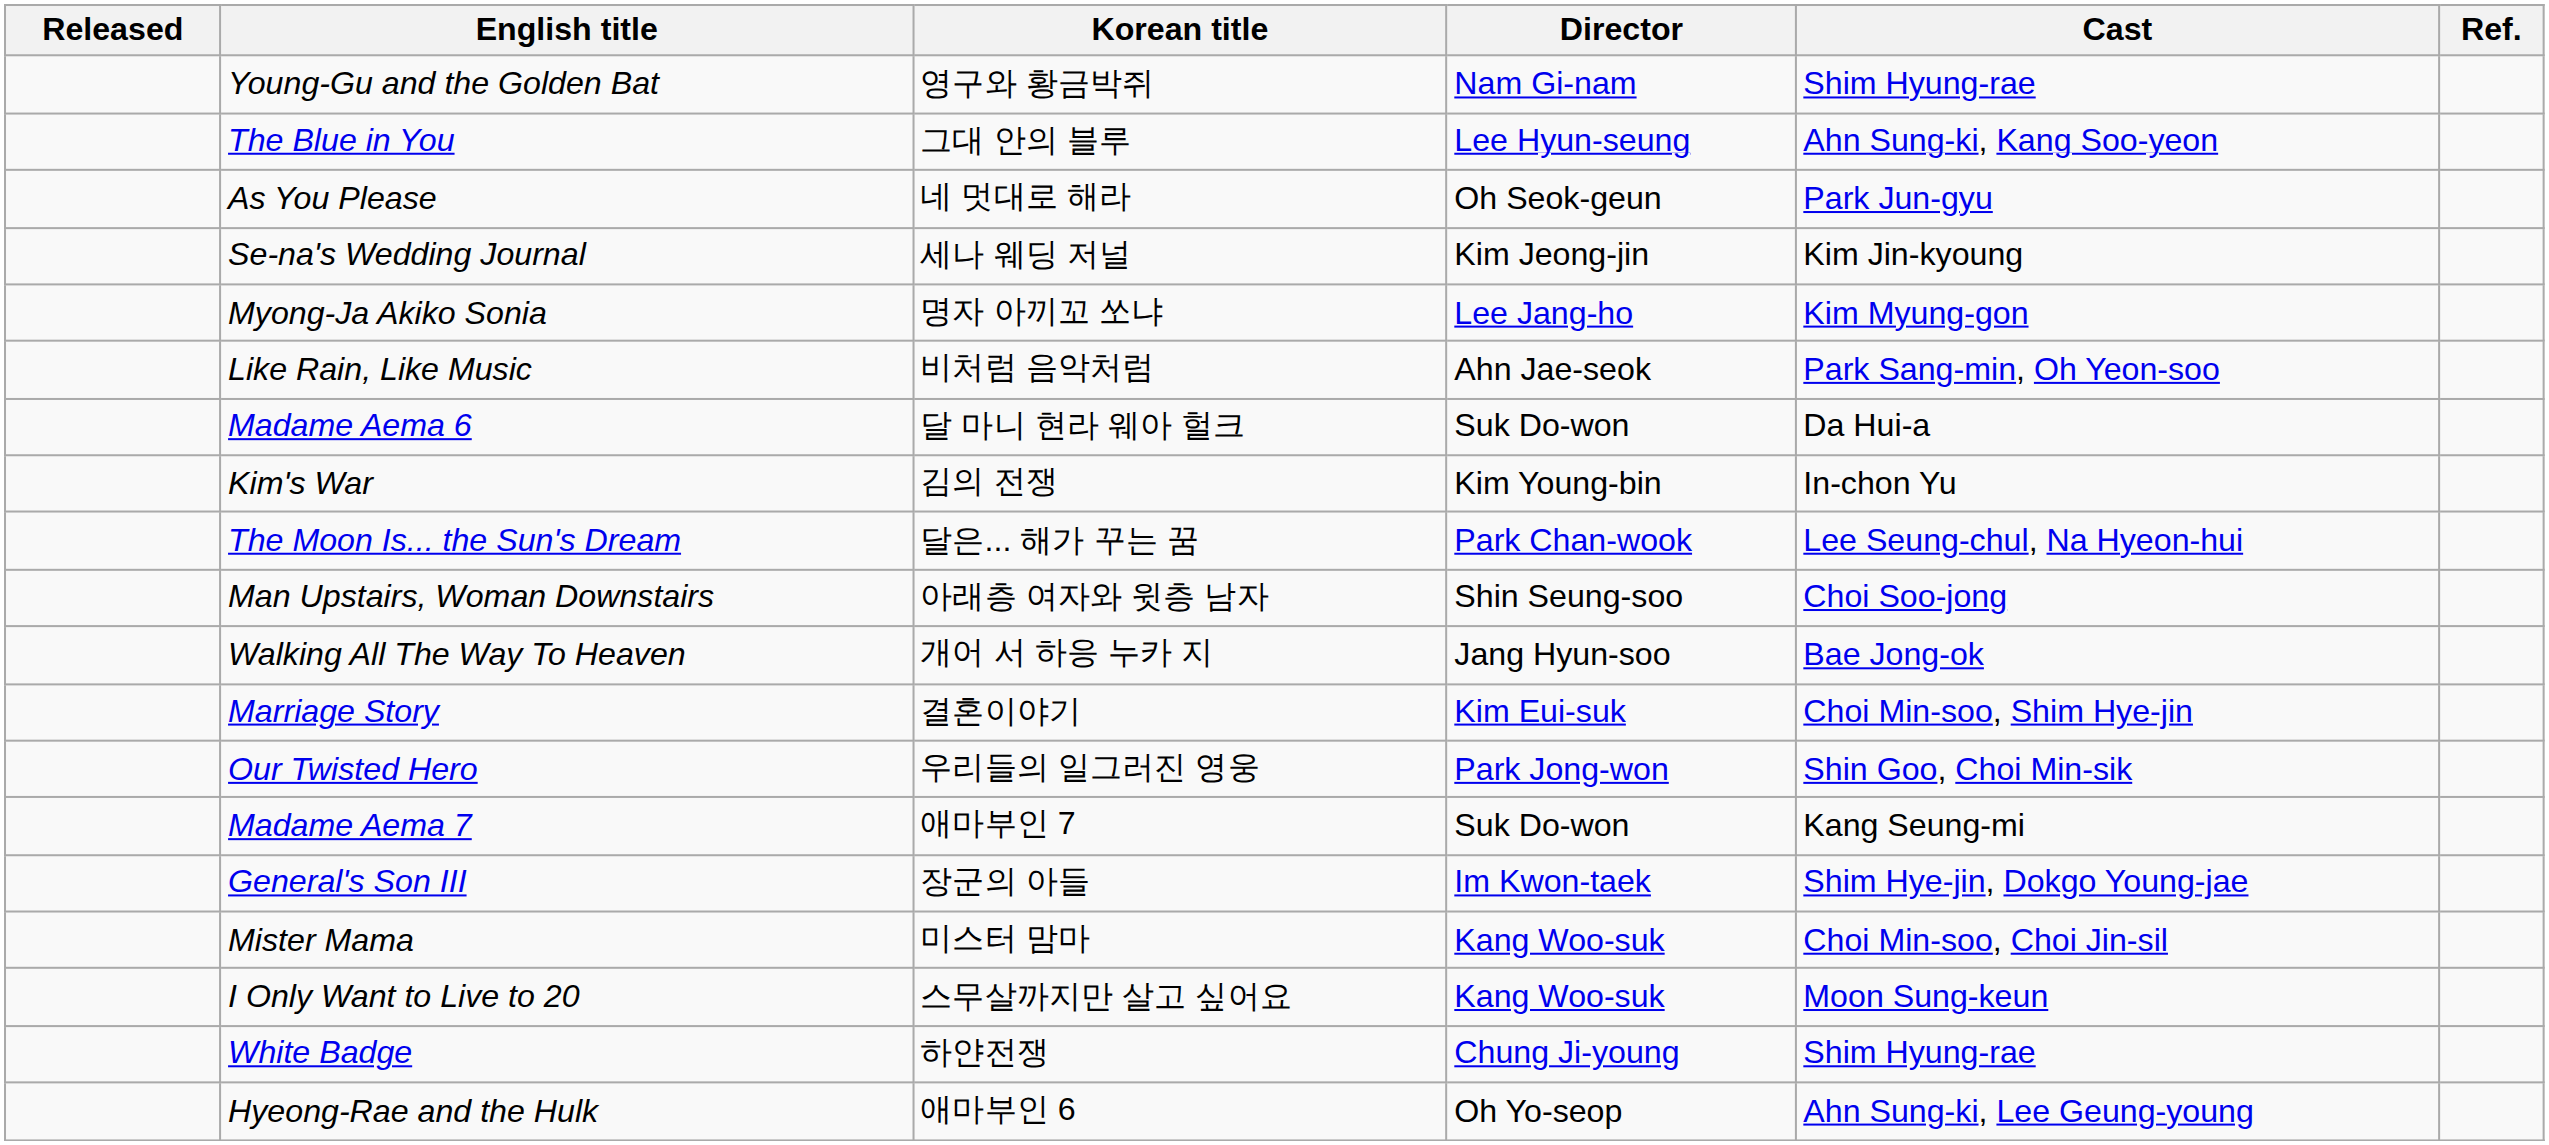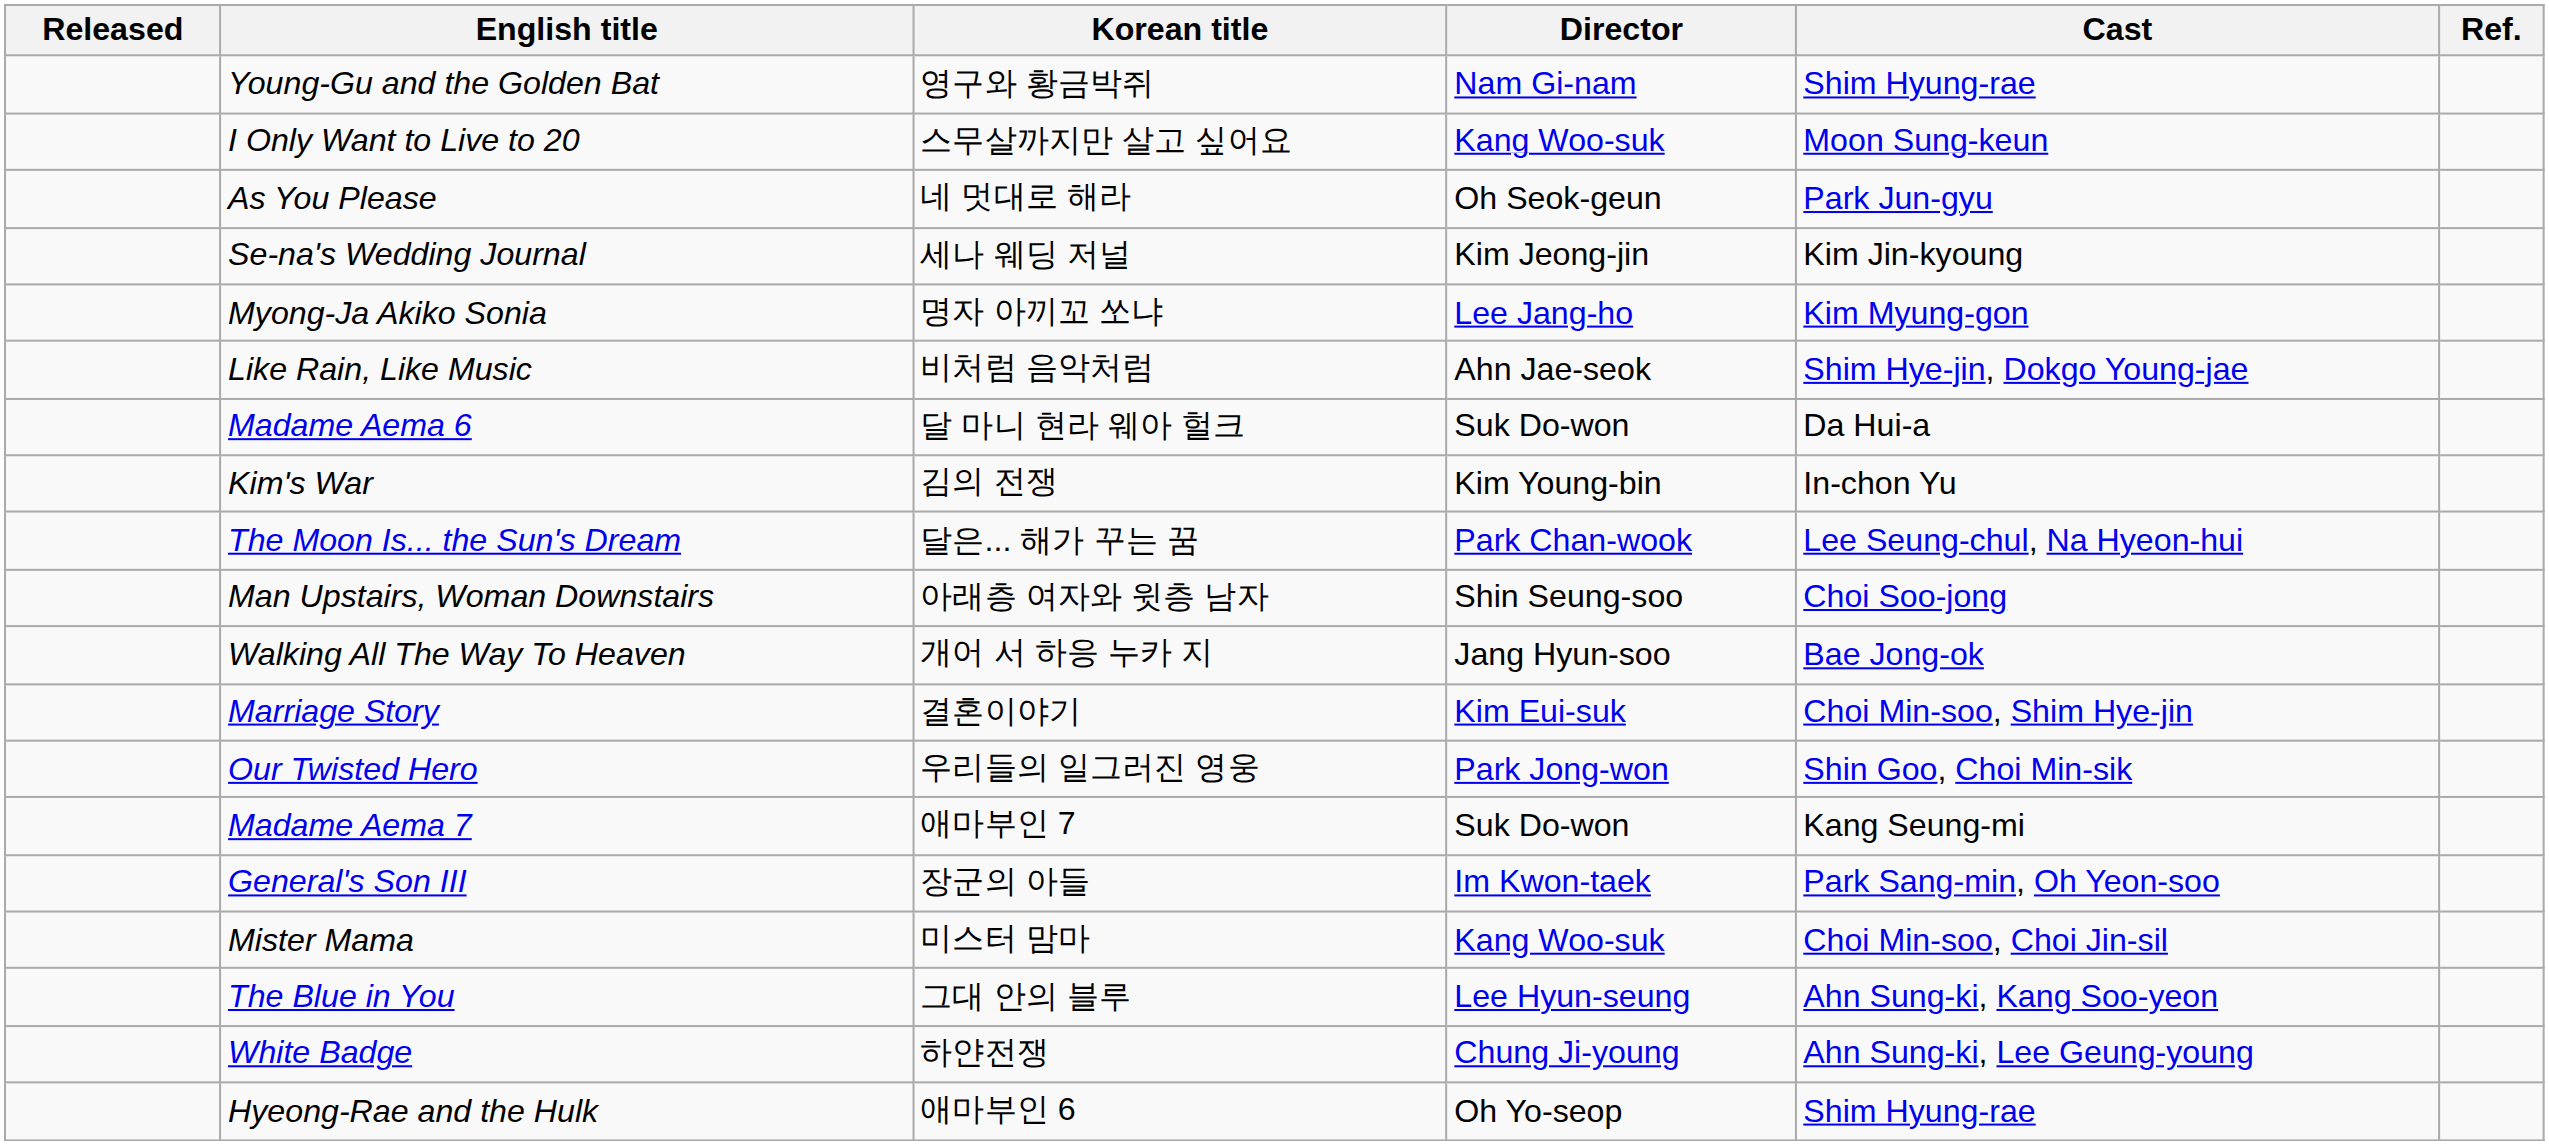rows swapped: (404, 996) <-> (341, 141)
(2012, 369) Park Sang-min, Oh Yeon-soo -> (2026, 369) Shim Hye-jin, Dokgo Young-jae
(2026, 882) Shim Hye-jin, Dokgo Young-jae -> (2012, 882) Park Sang-min, Oh Yeon-soo
(1920, 1053) Shim Hyung-rae -> (2029, 1053) Ahn Sung-ki, Lee Geung-young
(2029, 1110) Ahn Sung-ki, Lee Geung-young -> (1920, 1110) Shim Hyung-rae
